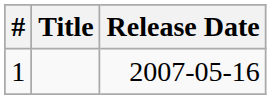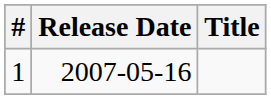columns swapped: (66, 26) <-> (183, 26)
